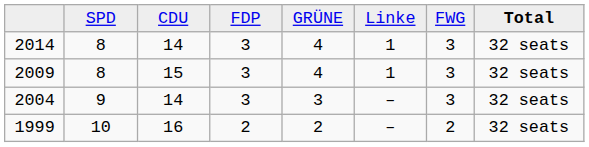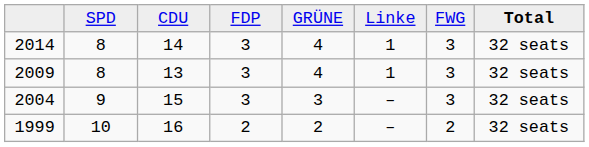(173, 73) 15 -> (173, 73) 13
(173, 100) 14 -> (173, 100) 15
